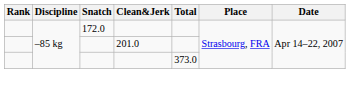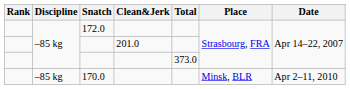+ row: (93, 76)
